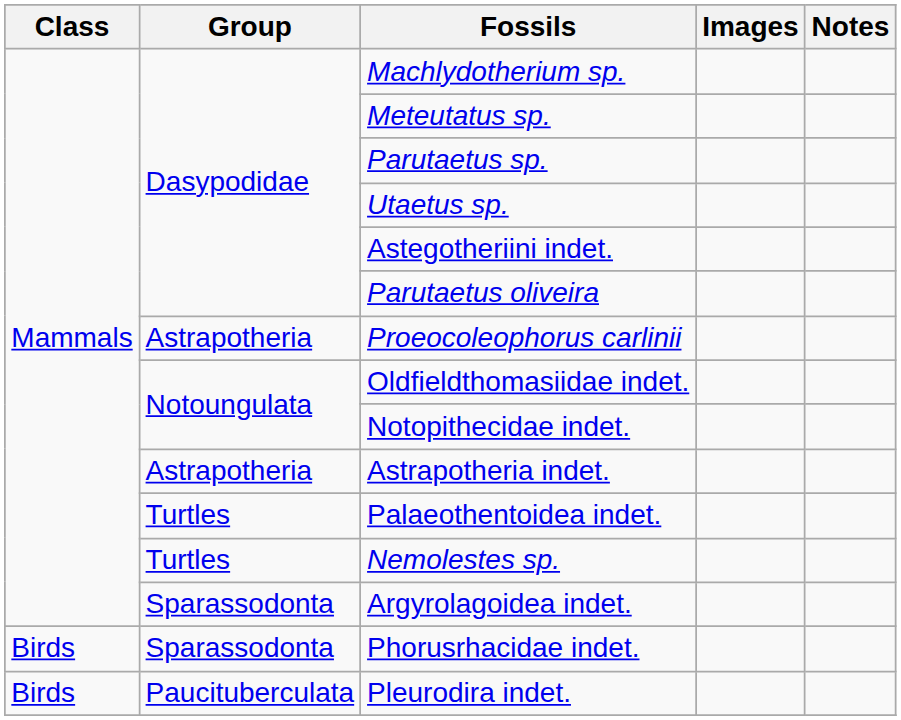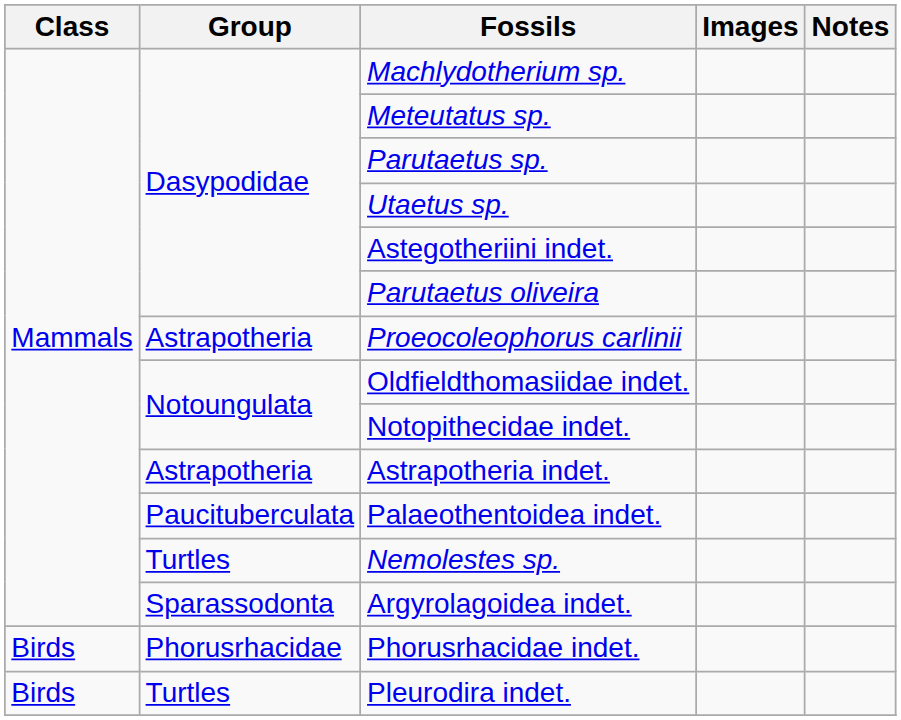(188, 515) Turtles -> (250, 515) Paucituberculata
(240, 648) Sparassodonta -> (244, 648) Phorusrhacidae
(250, 692) Paucituberculata -> (188, 692) Turtles
